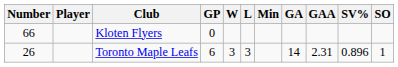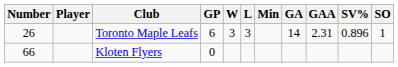rows swapped: (147, 52) <-> (129, 33)
